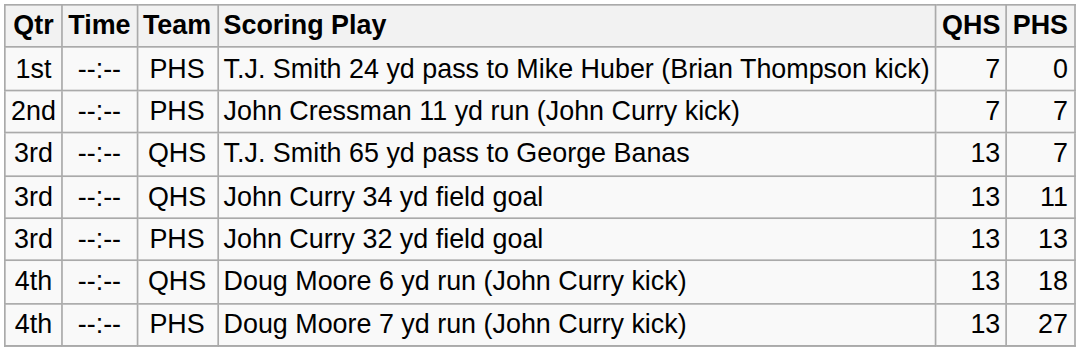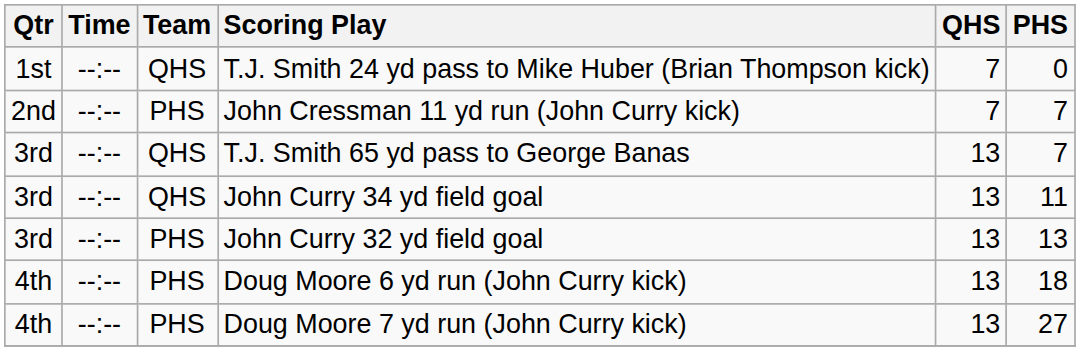(177, 68) PHS -> (177, 68) QHS
(177, 281) QHS -> (177, 281) PHS
